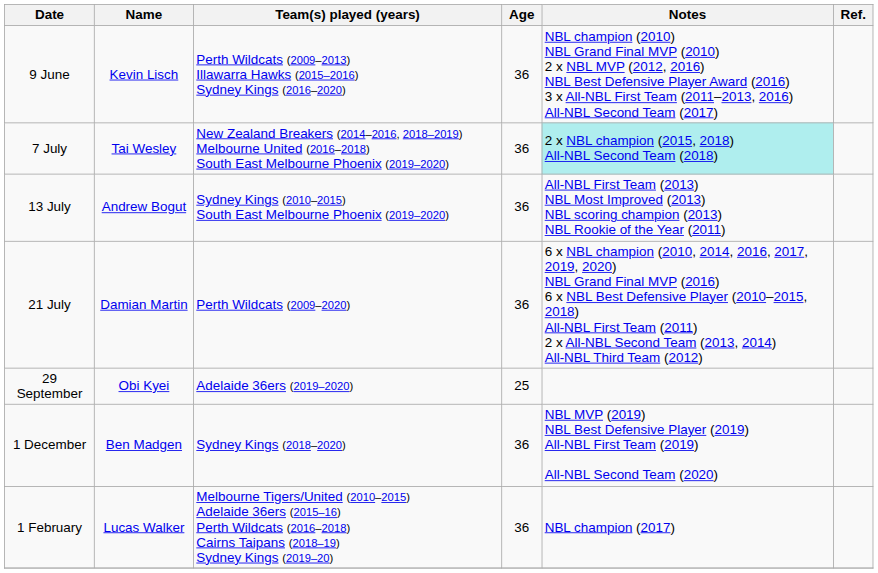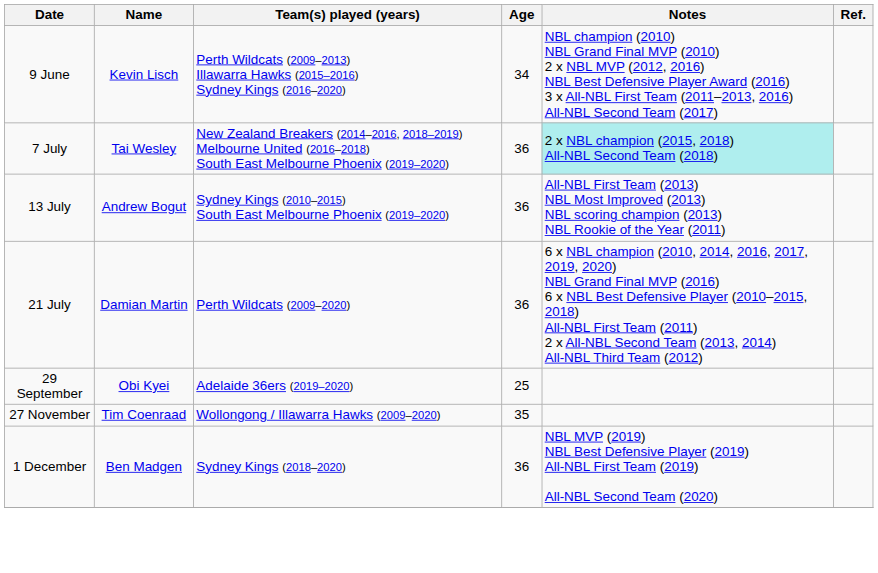(522, 74) 36 -> (522, 74) 34
+ row: (50, 415)
- row: (50, 527)
